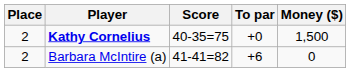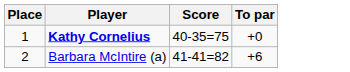- column: (312, 15)
(25, 36) 2 -> (25, 36) 1
